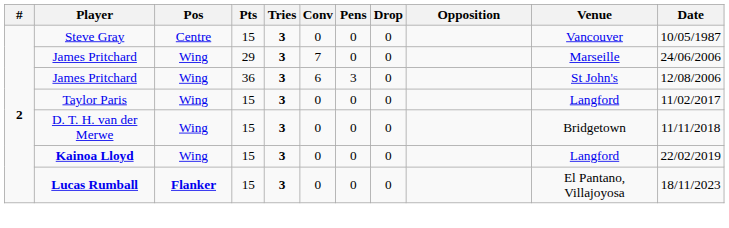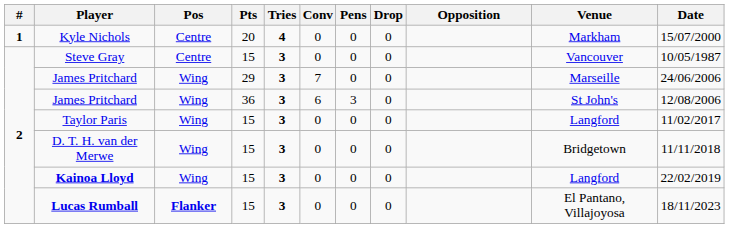+ row: (95, 36)
